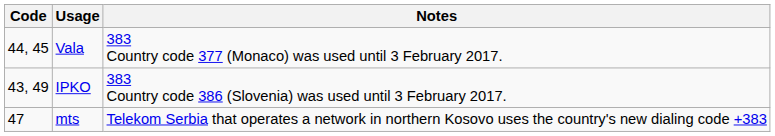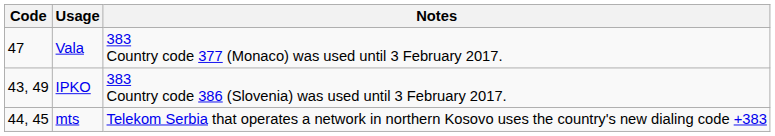(28, 47) 44, 45 -> (16, 47) 47
(16, 119) 47 -> (28, 119) 44, 45
